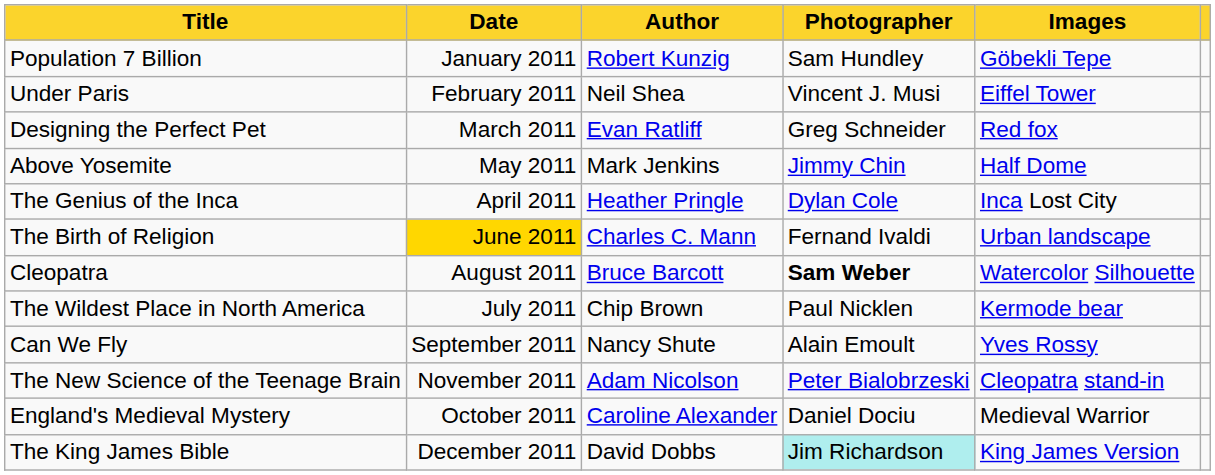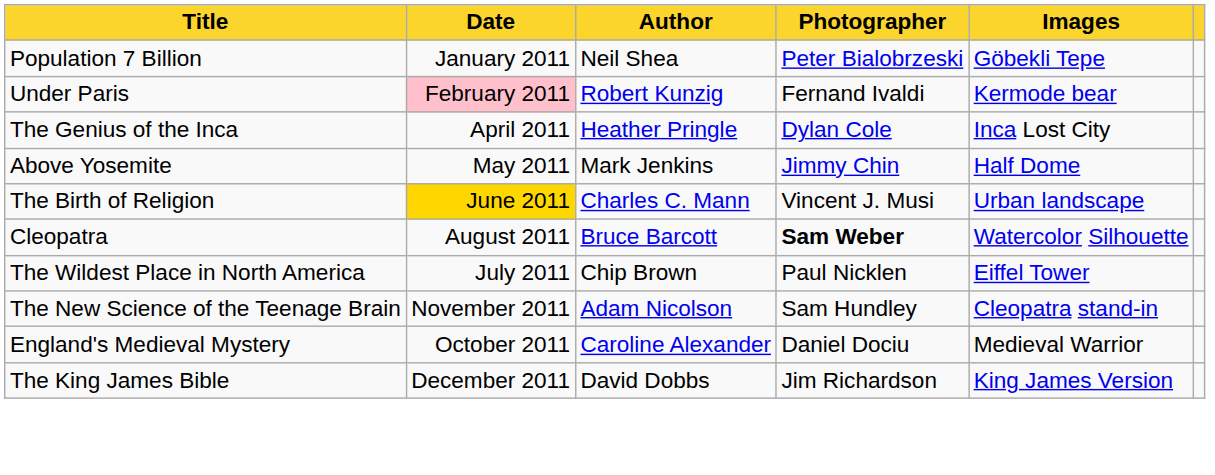(658, 58) Robert Kunzig -> (629, 58) Neil Shea
(855, 58) Sam Hundley -> (872, 58) Peter Bialobrzeski
(504, 93) no background -> (497, 93) pink background
(636, 93) Neil Shea -> (652, 93) Robert Kunzig
(864, 93) Vincent J. Musi -> (853, 93) Fernand Ivaldi
(1038, 93) Eiffel Tower -> (1045, 93) Kermode bear
- row: (138, 129)
rows swapped: (124, 201) <-> (91, 165)
(859, 237) Fernand Ivaldi -> (858, 201) Vincent J. Musi
(1051, 308) Kermode bear -> (1032, 272) Eiffel Tower
- row: (69, 344)
(879, 380) Peter Bialobrzeski -> (849, 308) Sam Hundley
(865, 451) paleturquoise background -> (859, 380) no background
